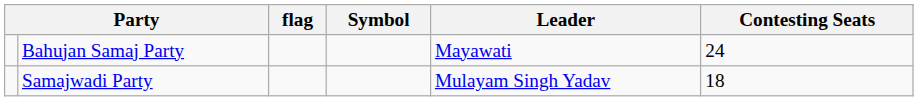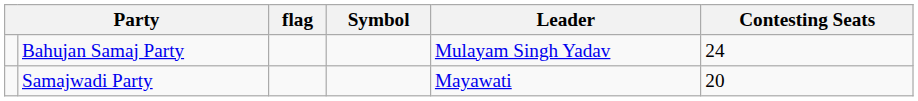(473, 50) Mayawati -> (523, 50) Mulayam Singh Yadav
(523, 80) Mulayam Singh Yadav -> (473, 80) Mayawati
(715, 80) 18 -> (715, 80) 20
